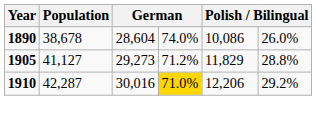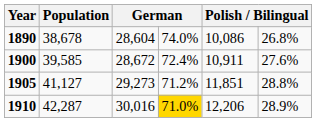(280, 38) 26.0% -> (280, 38) 26.8%
+ row: (22, 60)
(224, 60) 11,829 -> (224, 83) 11,851
(280, 83) 29.2% -> (280, 106) 28.9%
